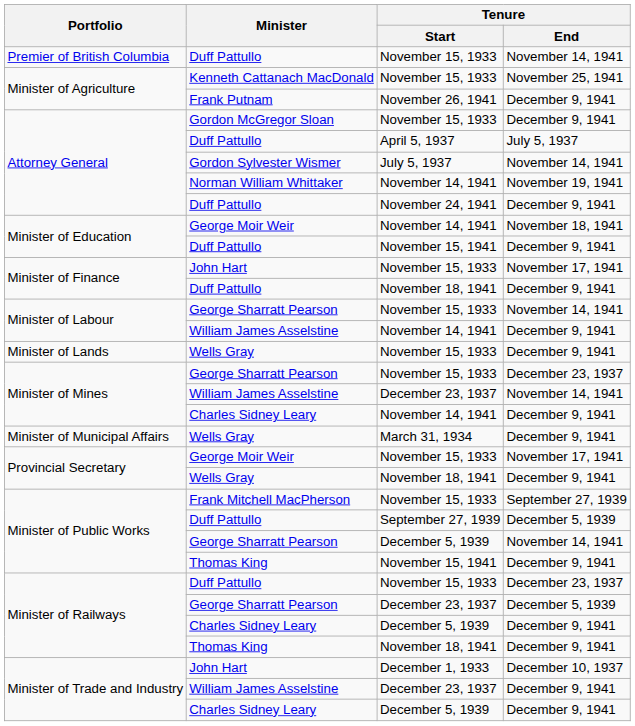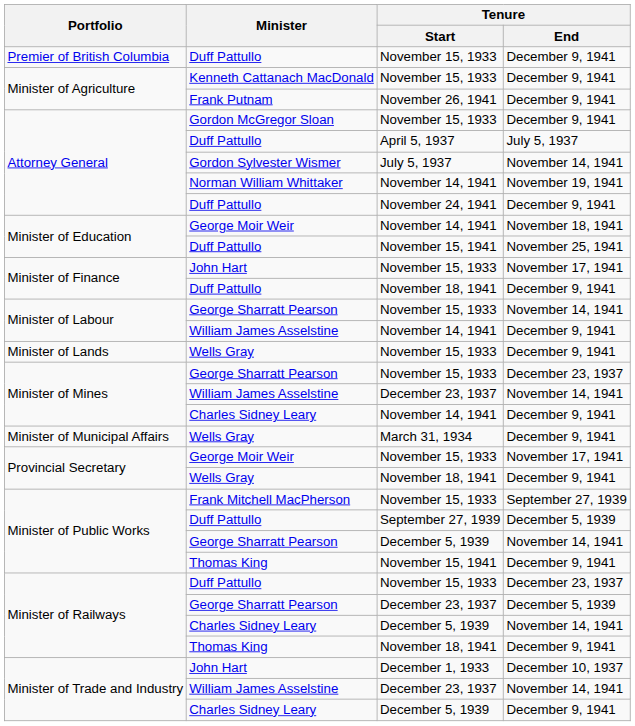(565, 57) November 14, 1941 -> (561, 57) December 9, 1941
(565, 78) November 25, 1941 -> (561, 78) December 9, 1941
(561, 246) December 9, 1941 -> (565, 246) November 25, 1941
(561, 625) December 9, 1941 -> (565, 625) November 14, 1941
(561, 688) December 9, 1941 -> (565, 688) November 14, 1941
